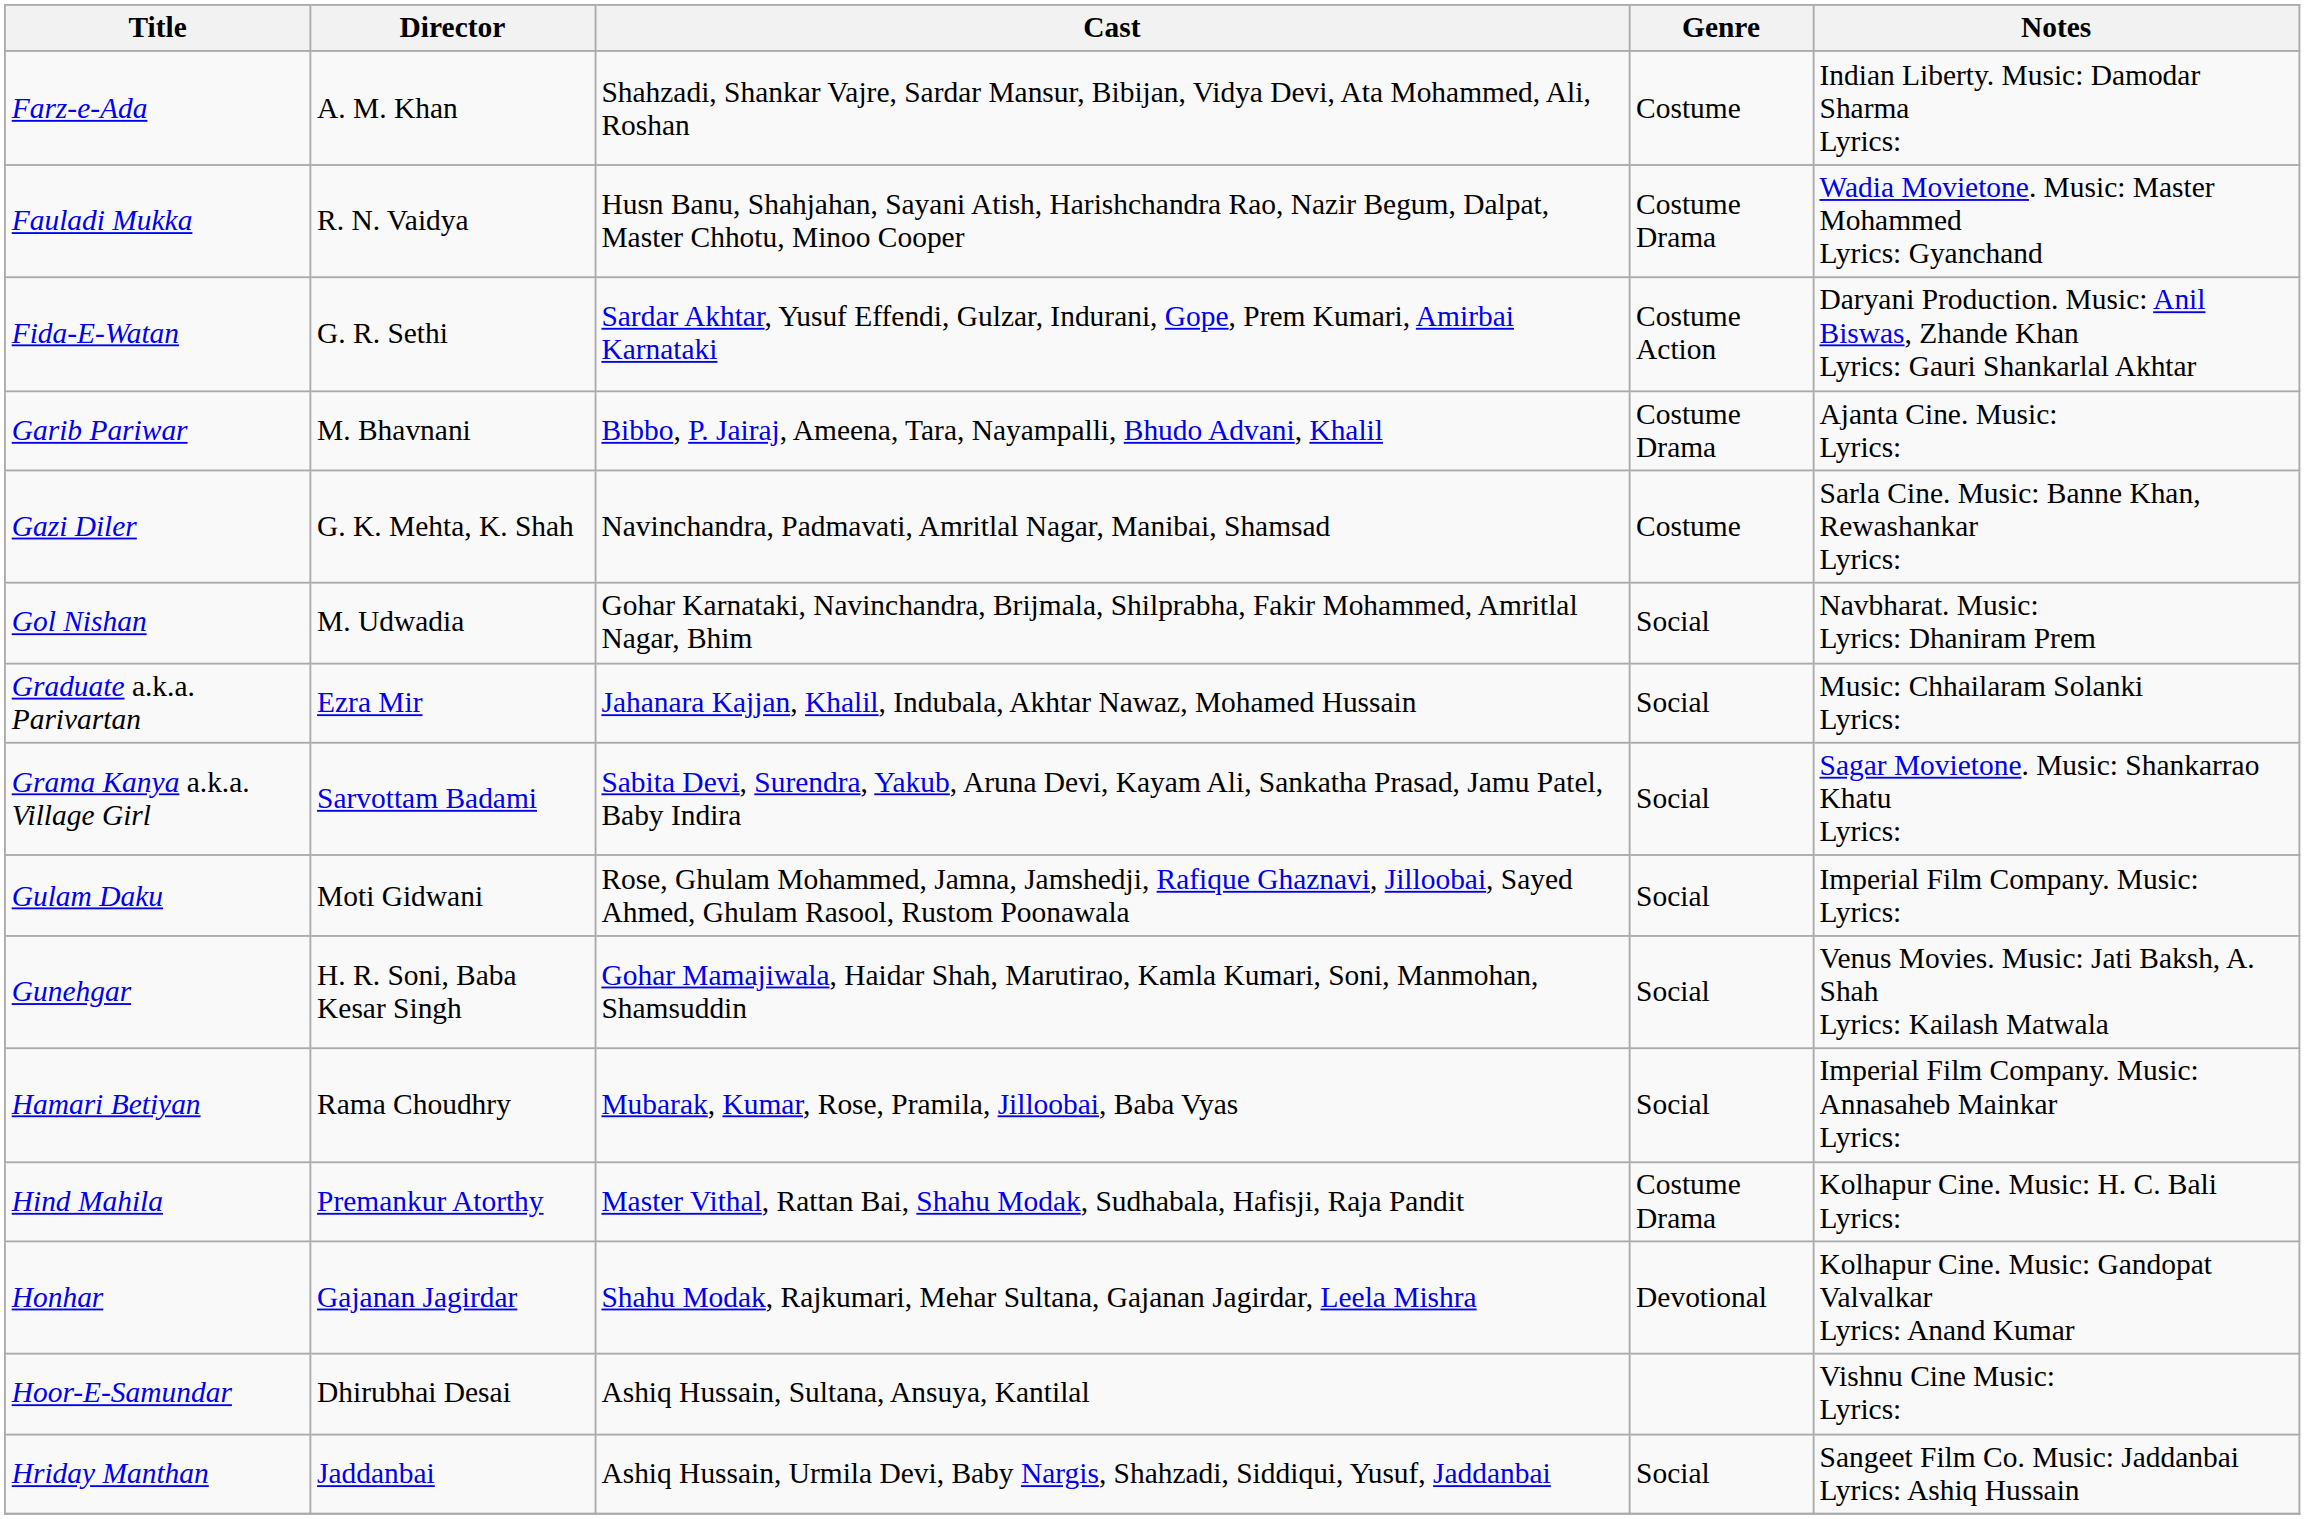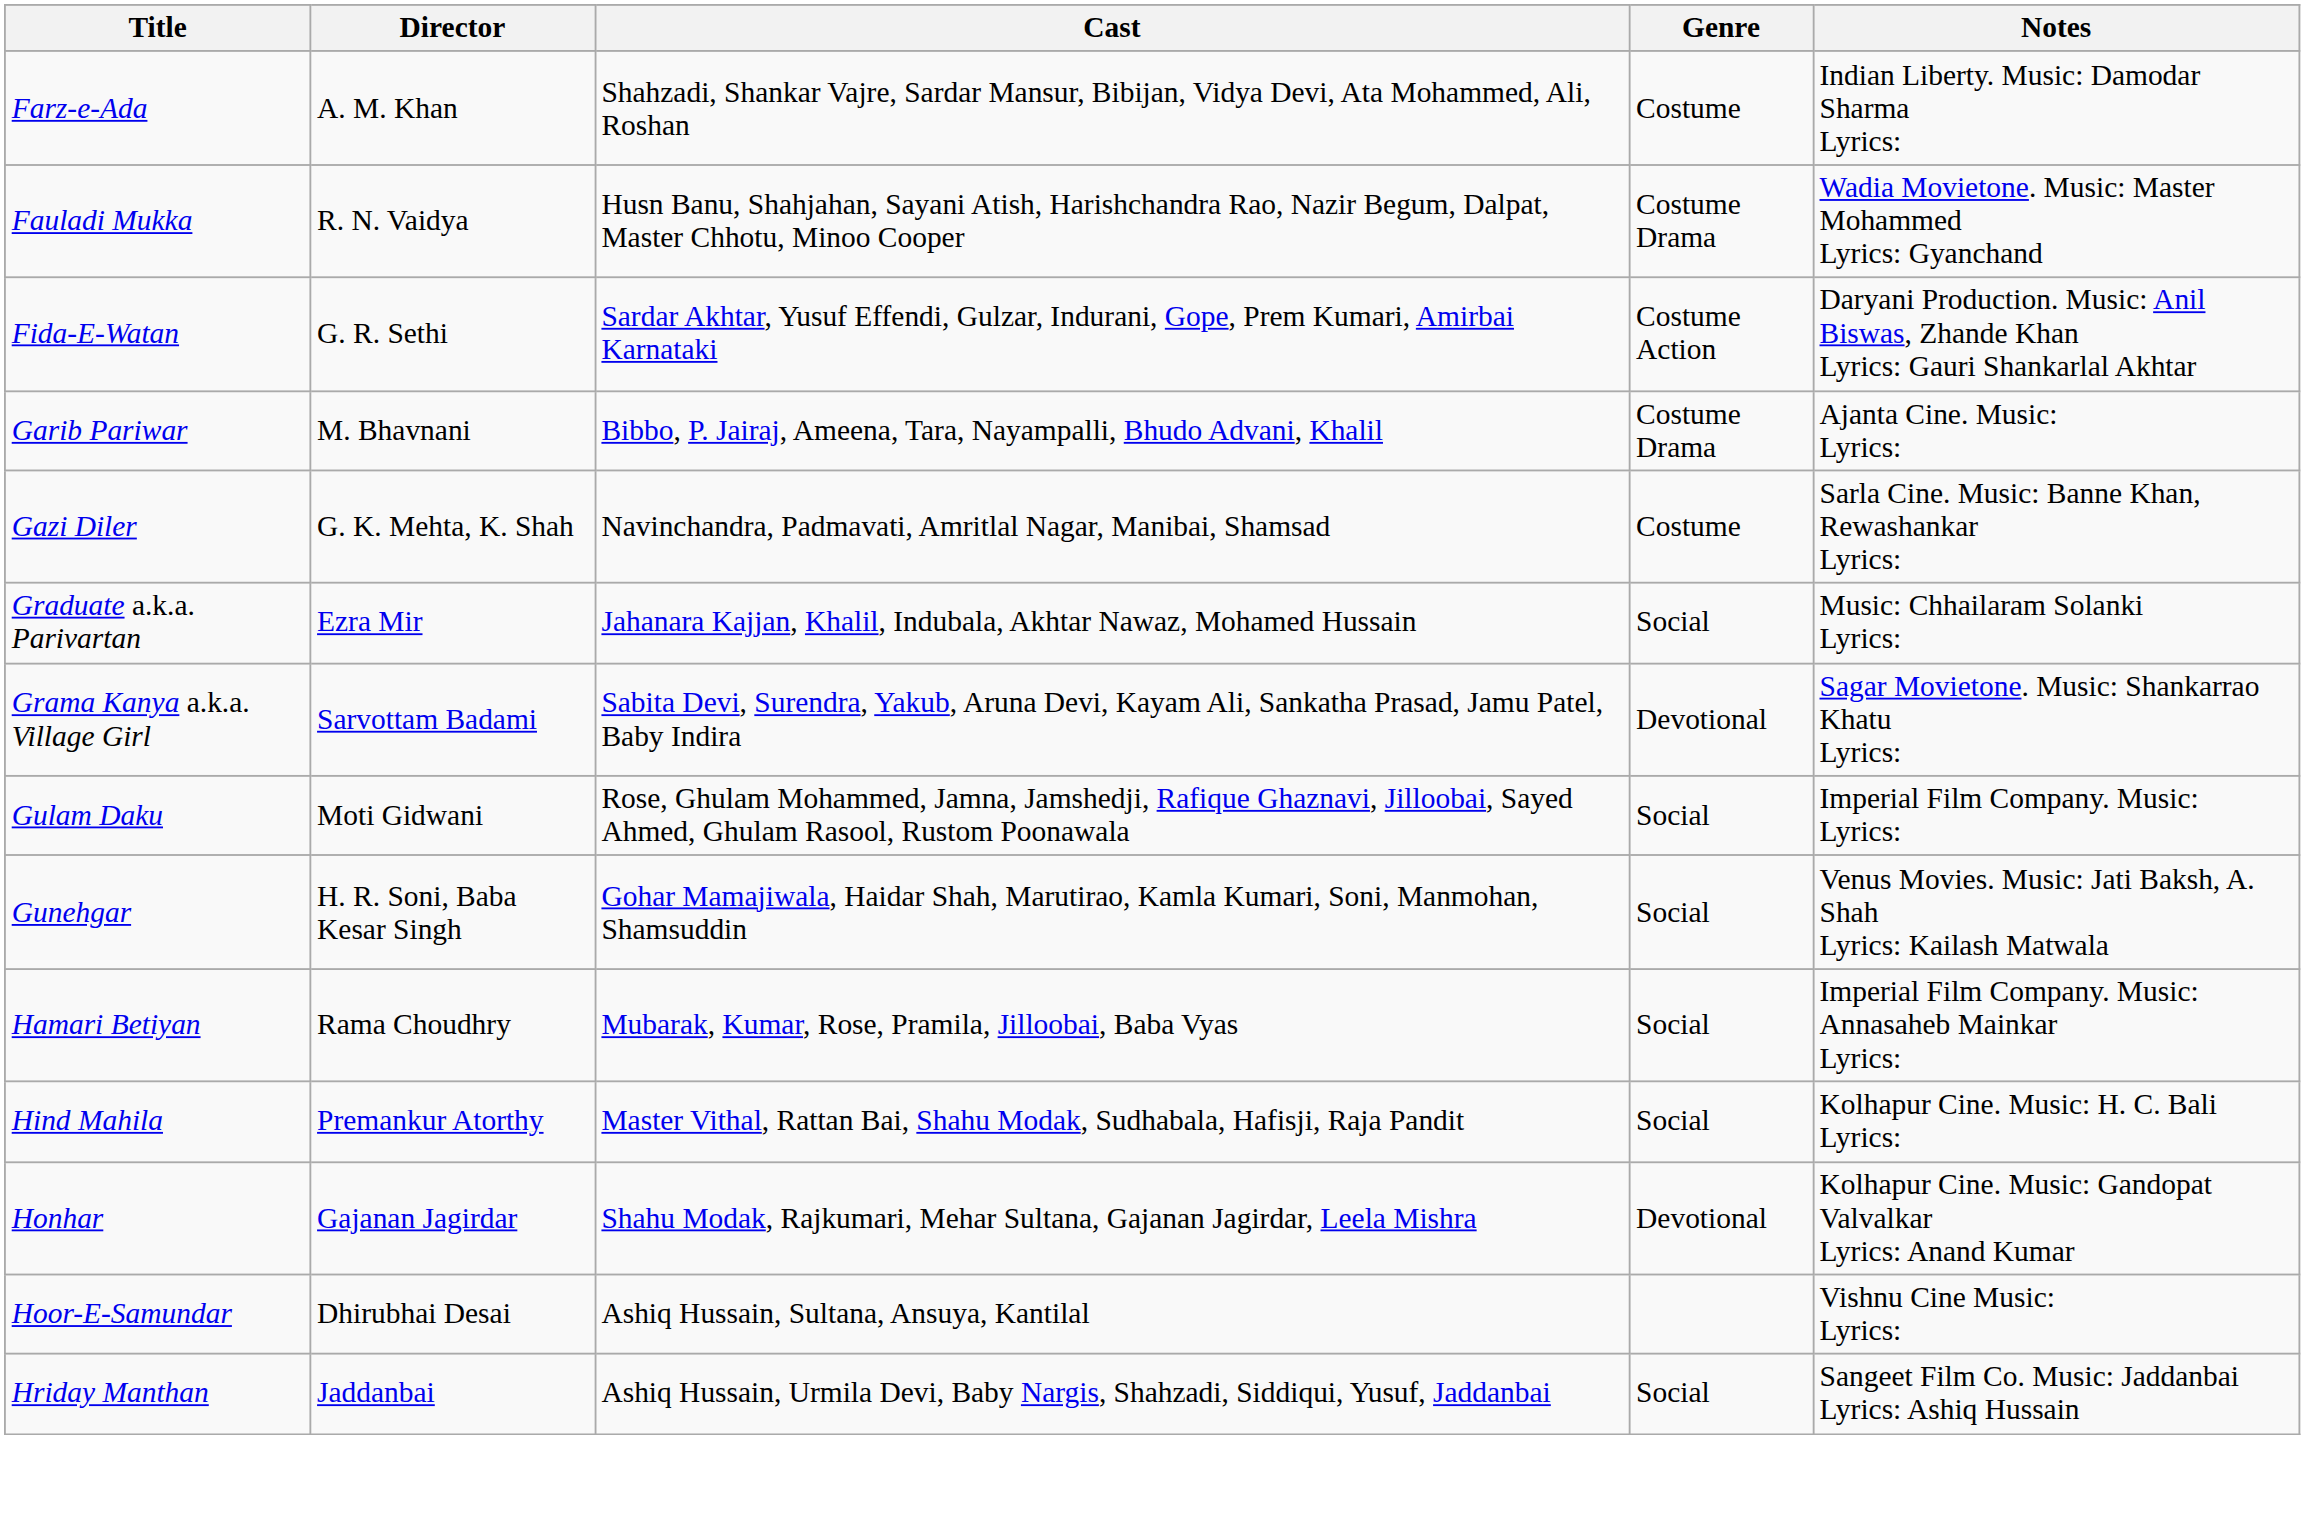- row: (79, 622)
(1673, 798) Social -> (1701, 718) Devotional
(1688, 1200) Costume Drama -> (1673, 1121) Social
